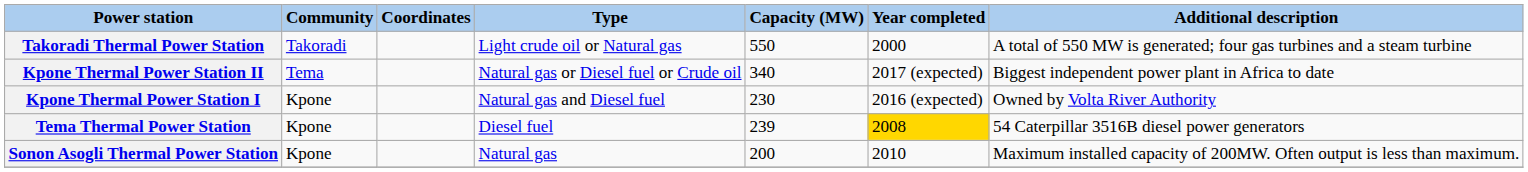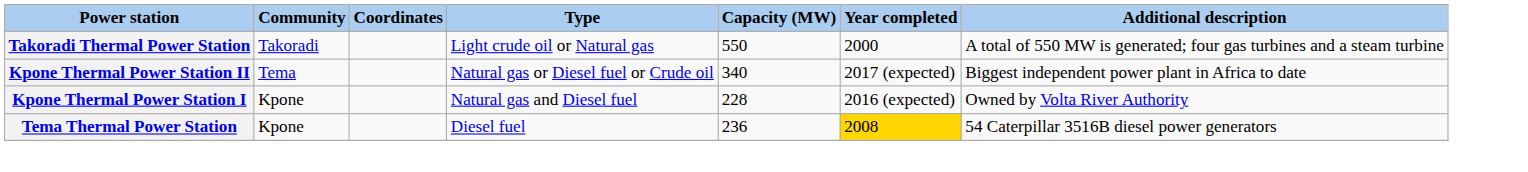(762, 99) 230 -> (734, 99) 228
(762, 126) 239 -> (734, 126) 236
- row: (143, 153)
